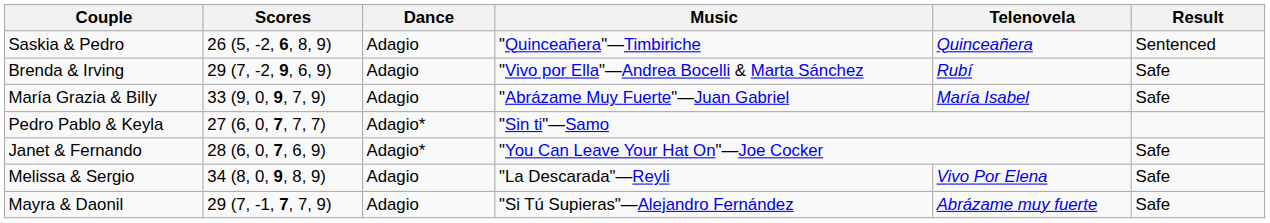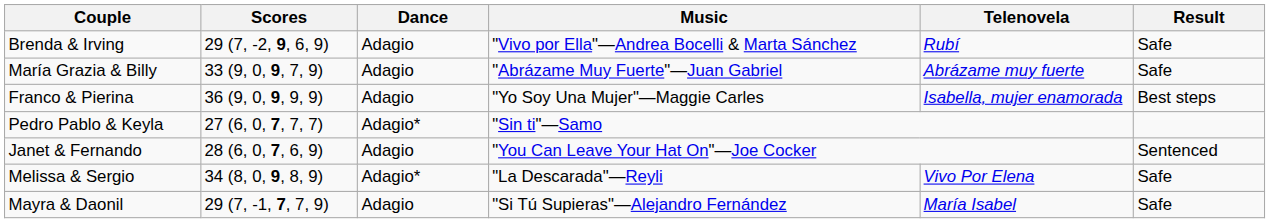- row: (66, 44)
(983, 97) María Isabel -> (1004, 71) Abrázame muy fuerte
+ row: (71, 97)
(396, 151) Adagio* -> (388, 151) Adagio
(1153, 151) Safe -> (1178, 151) Sentenced
(393, 177) Adagio -> (391, 177) Adagio*
(1017, 204) Abrázame muy fuerte -> (970, 204) María Isabel
